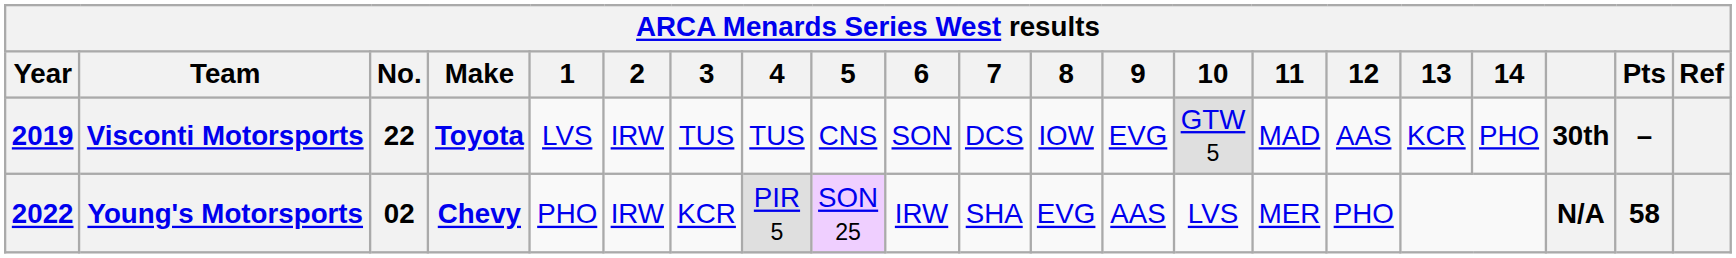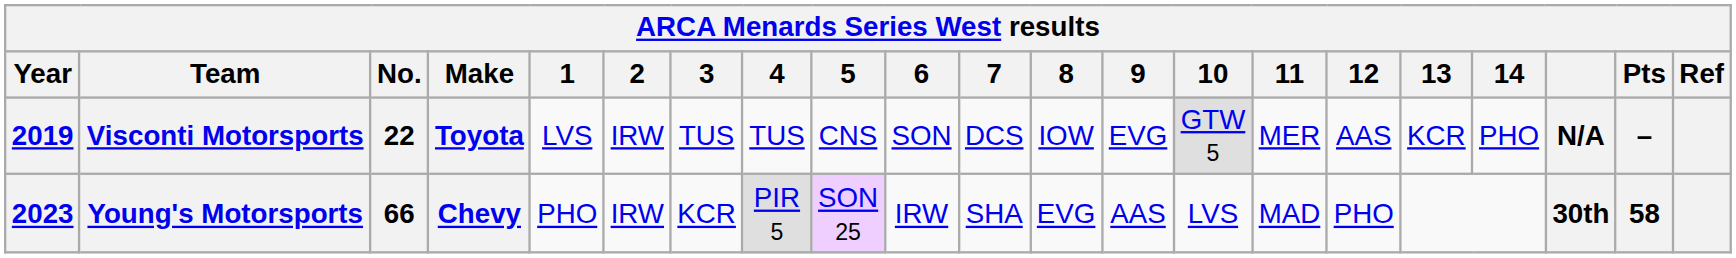(1289, 136) MAD -> (1289, 136) MER
(1581, 136) 30th -> (1581, 136) N/A
(43, 214) 2022 -> (43, 214) 2023
(399, 214) 02 -> (399, 214) 66
(1289, 214) MER -> (1289, 214) MAD
(1581, 214) N/A -> (1581, 214) 30th
